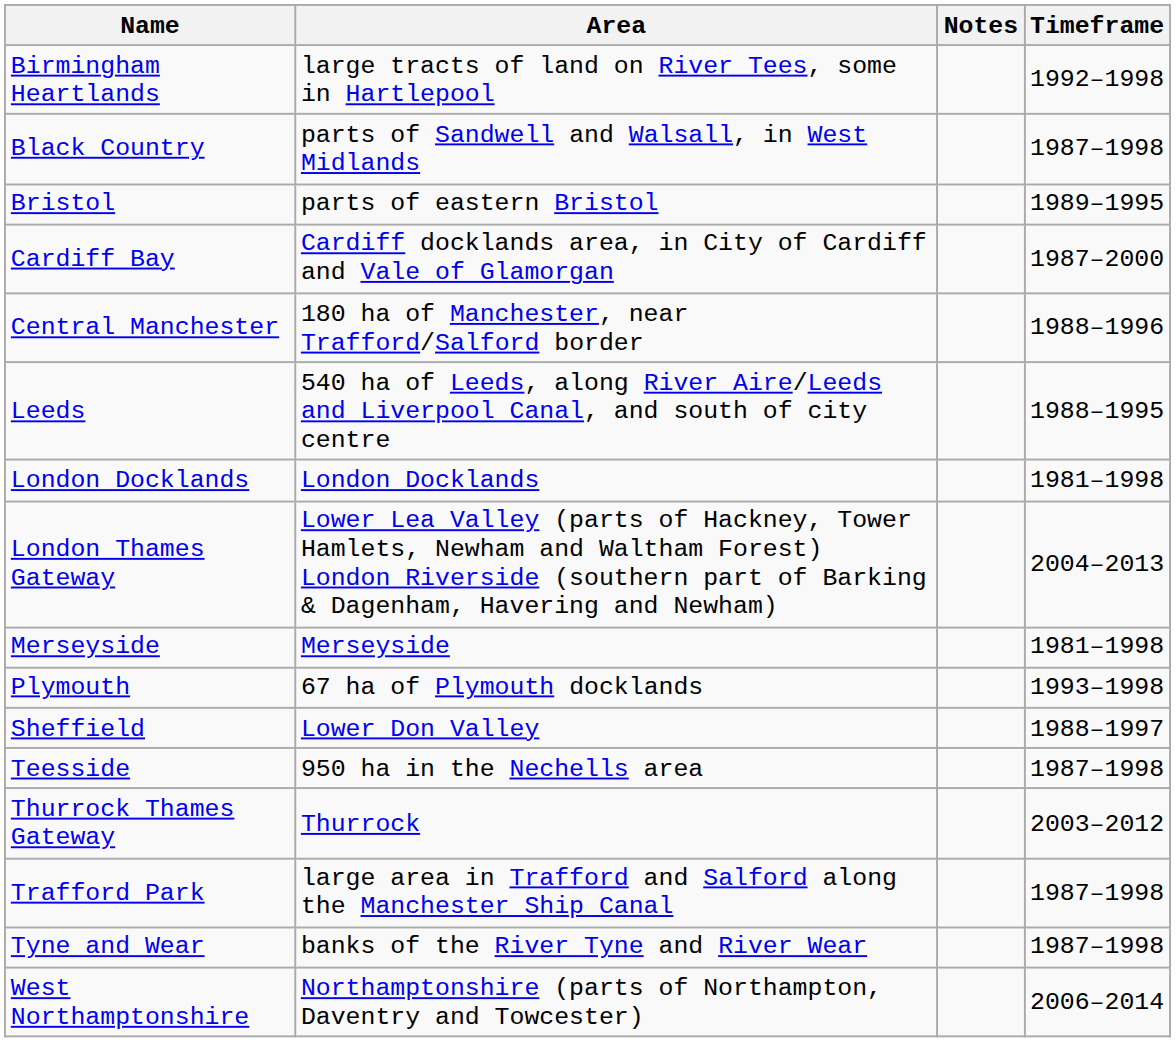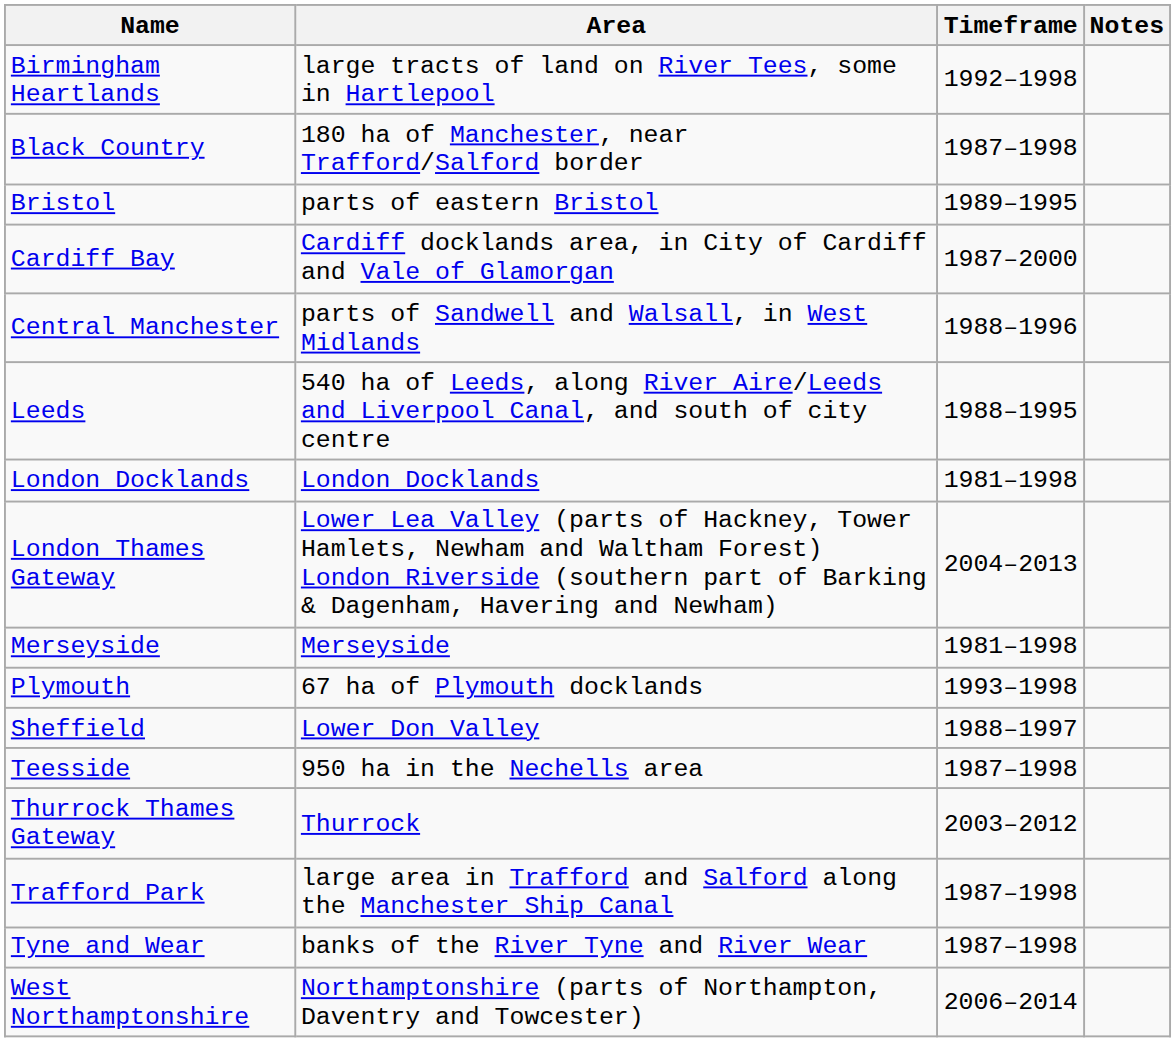columns swapped: (1097, 25) <-> (981, 25)
(584, 149) parts of Sandwell and Walsall, in West Midlands -> (495, 149) 180 ha of Manchester, near Trafford/Salford border
(495, 328) 180 ha of Manchester, near Trafford/Salford border -> (584, 328) parts of Sandwell and Walsall, in West Midlands
